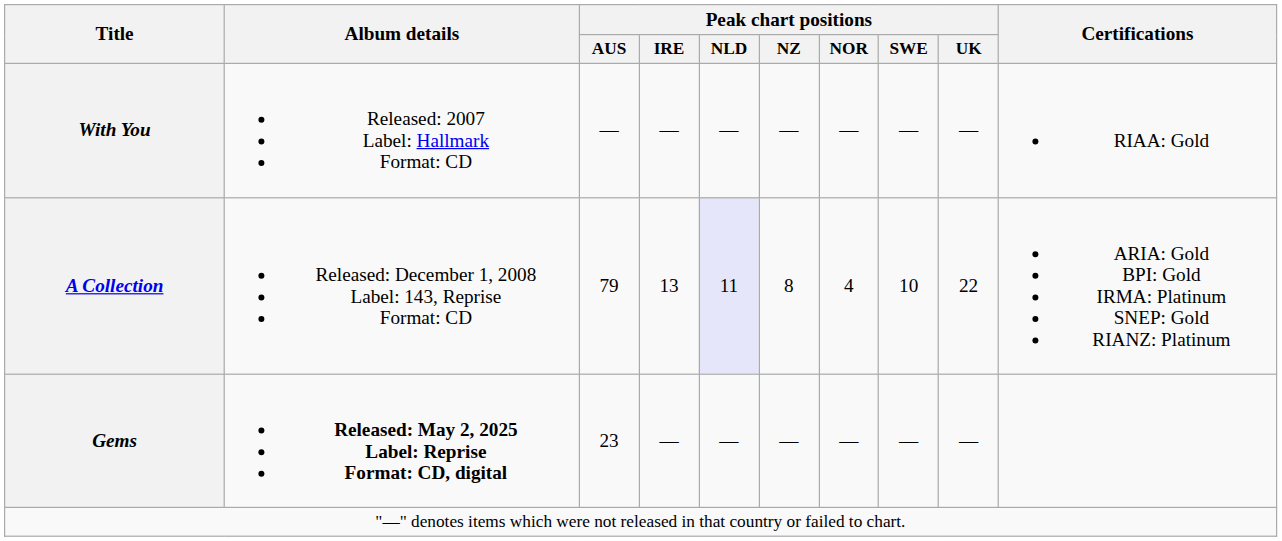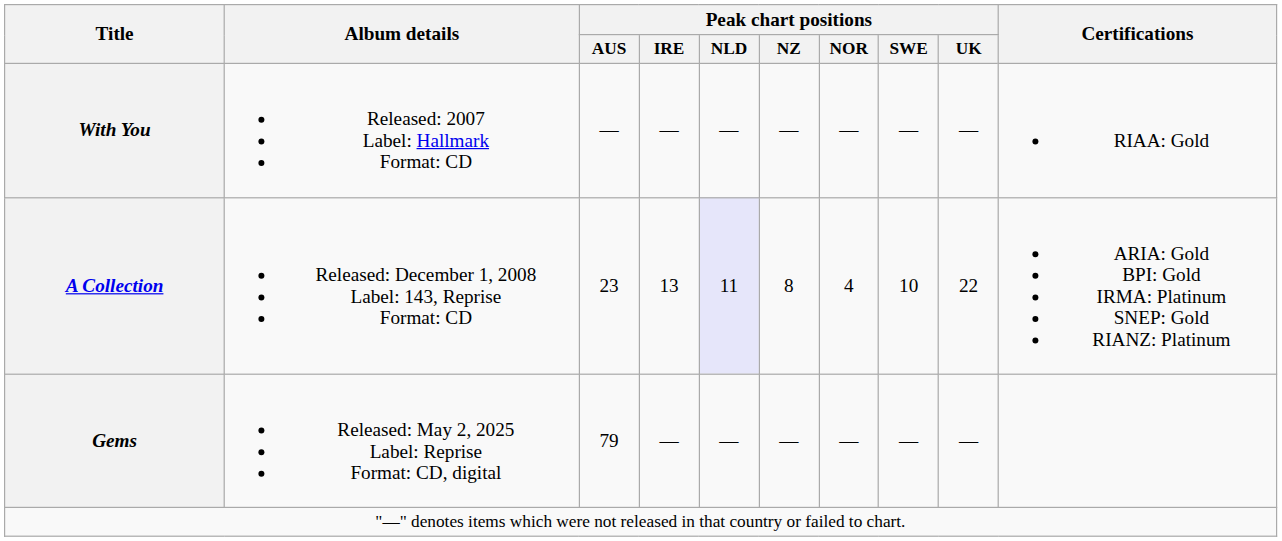(609, 285) 79 -> (609, 285) 23
(402, 452) bold -> (402, 452) normal
(609, 440) 23 -> (609, 440) 79
